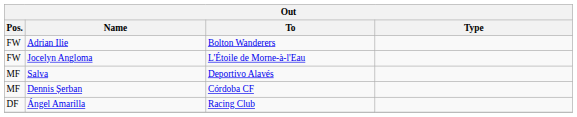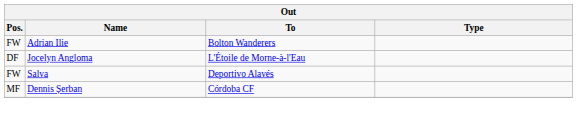(14, 58) FW -> (13, 58) DF
(13, 74) MF -> (14, 74) FW
- row: (56, 105)
